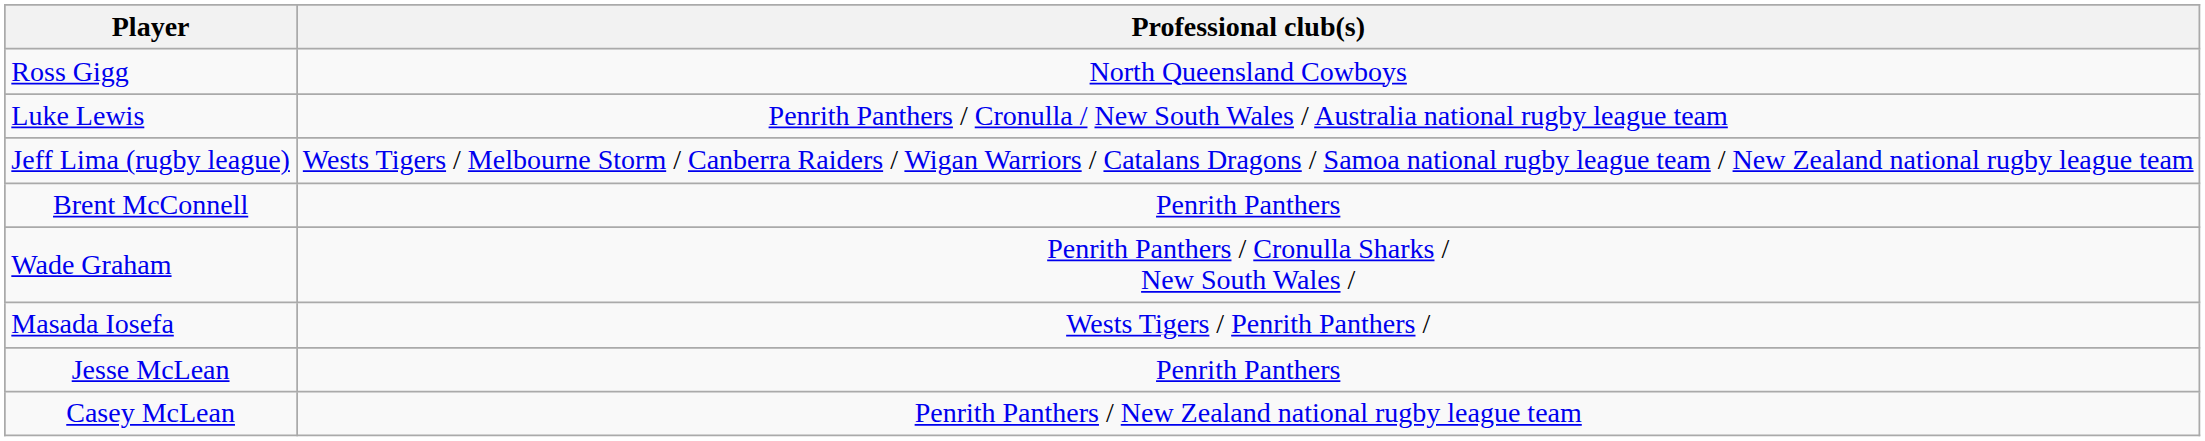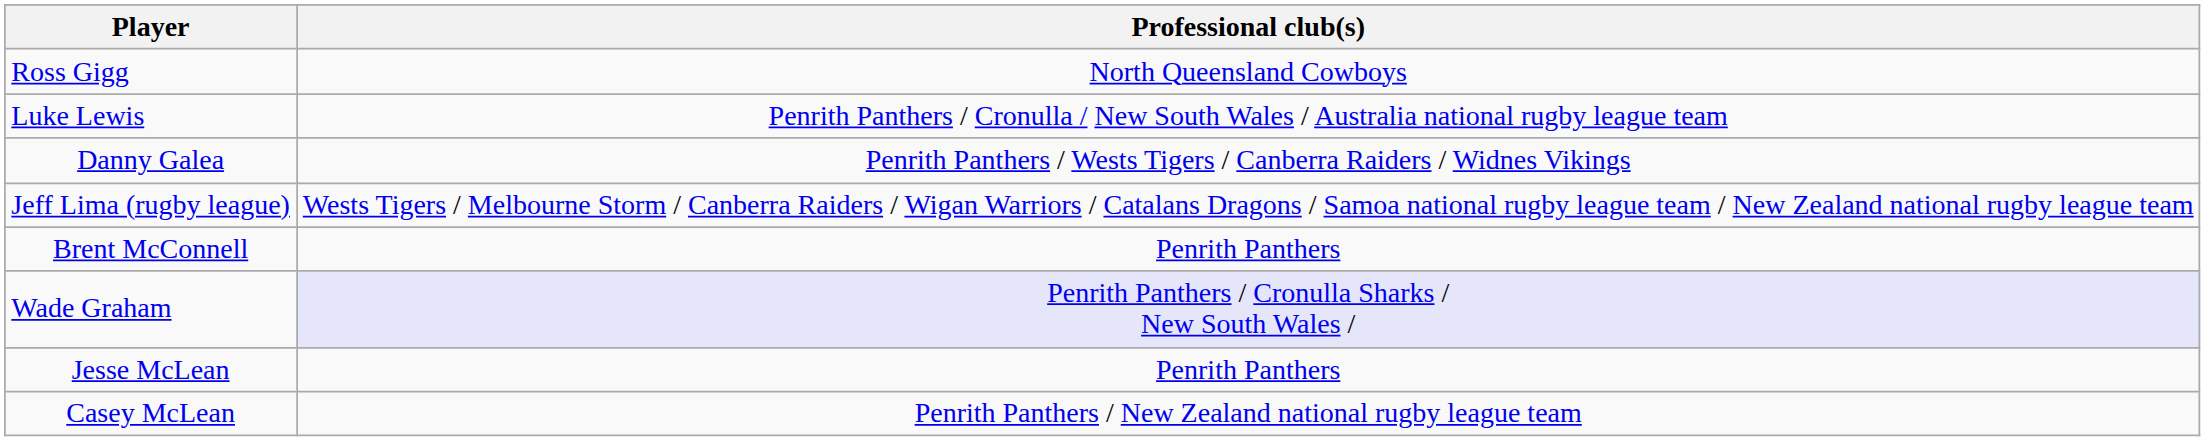+ row: (151, 159)
(1248, 264) no background -> (1248, 308) lavender background
- row: (93, 324)
